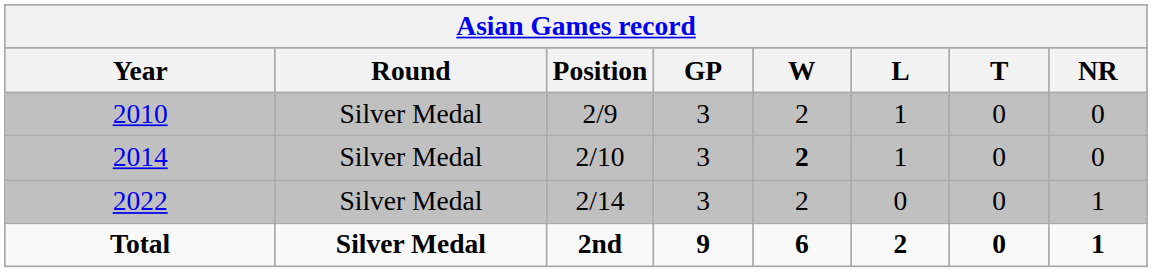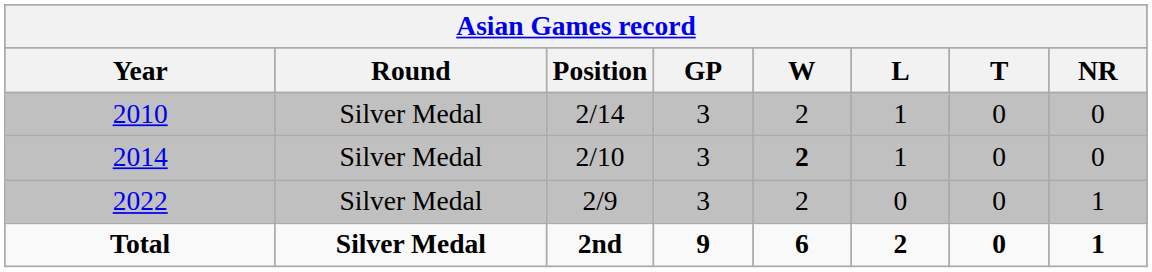(600, 113) 2/9 -> (600, 113) 2/14
(600, 200) 2/14 -> (600, 200) 2/9
